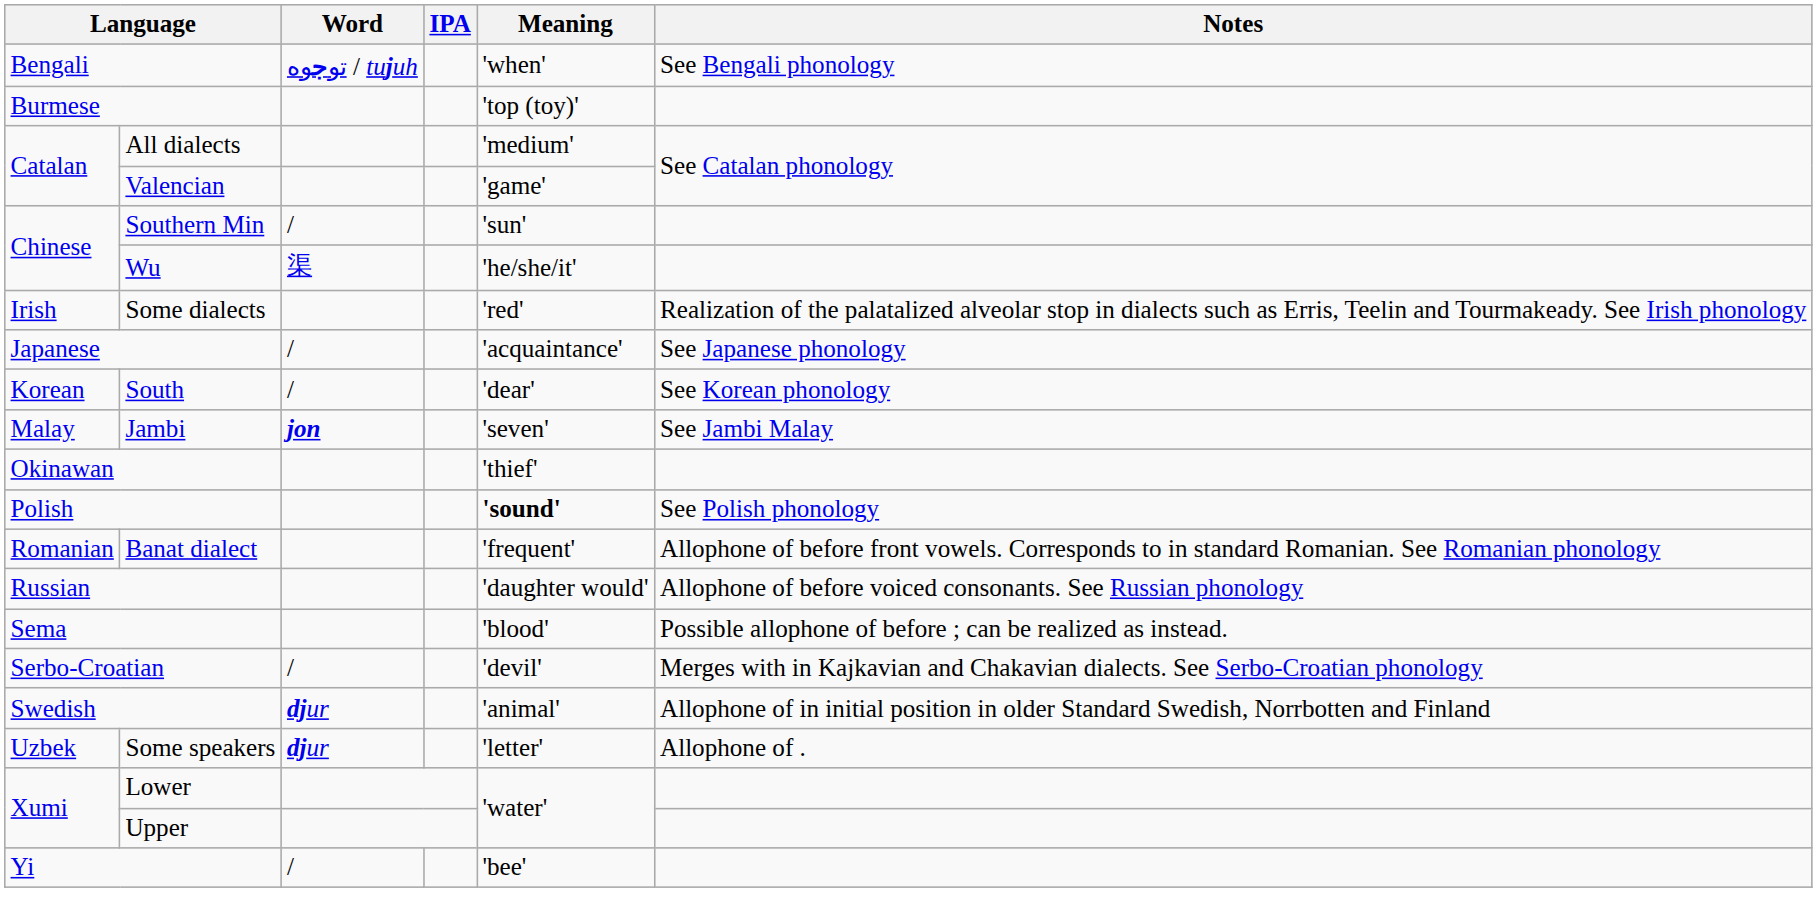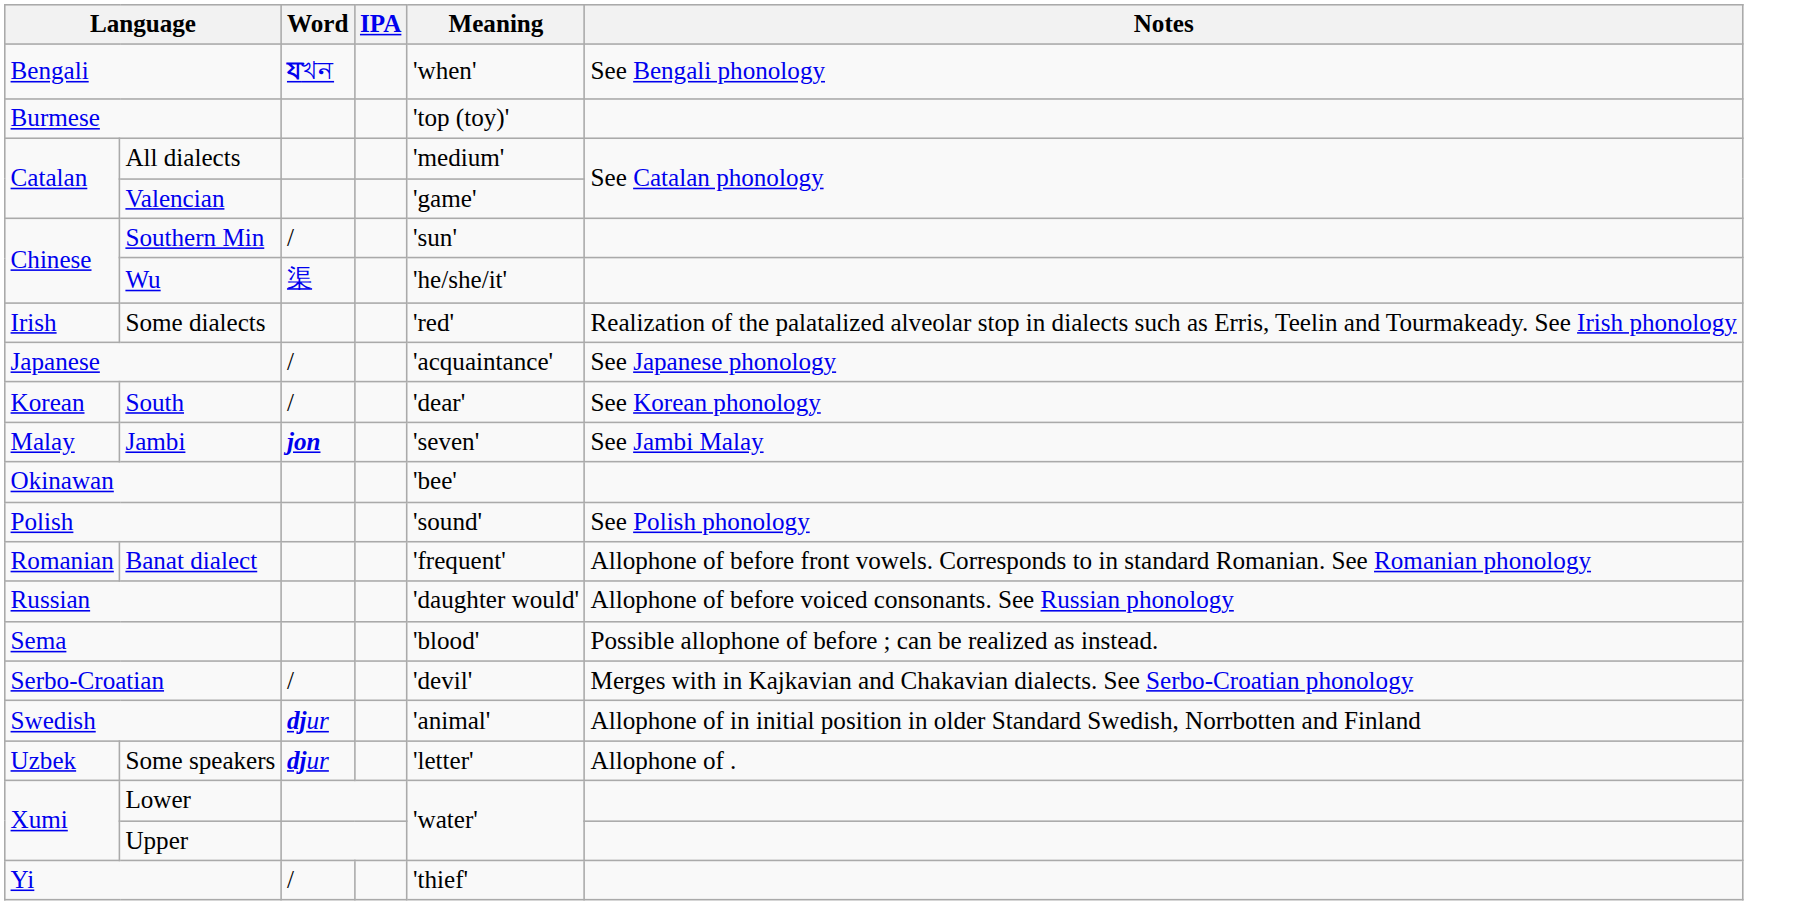(352, 65) توجوه / tujuh -> (311, 70) যখন
(510, 468) 'thief' -> (435, 481) 'bee'
(522, 508) bold -> (448, 521) normal
(504, 867) 'bee' -> (441, 879) 'thief'
